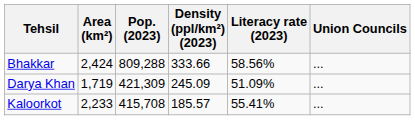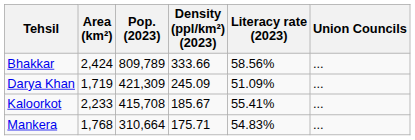(142, 63) 809,288 -> (142, 63) 809,789
(191, 104) 185.57 -> (191, 104) 185.67
+ row: (32, 124)
